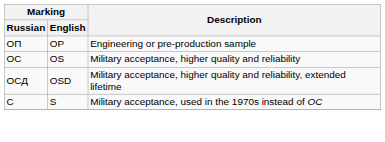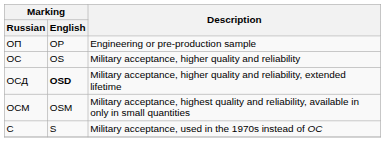(61, 80) normal -> (61, 80) bold
+ row: (18, 107)
